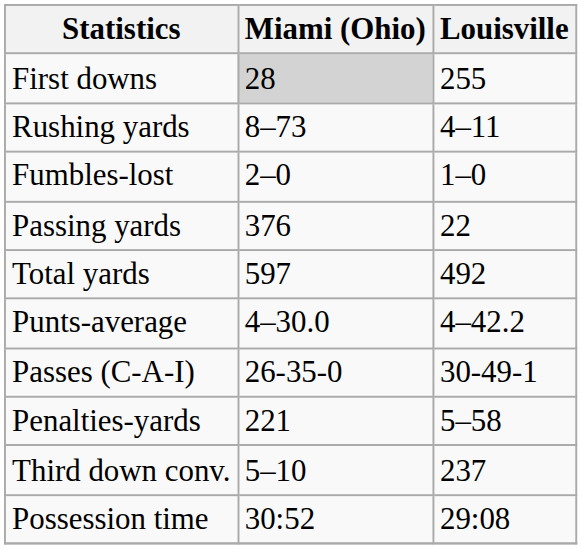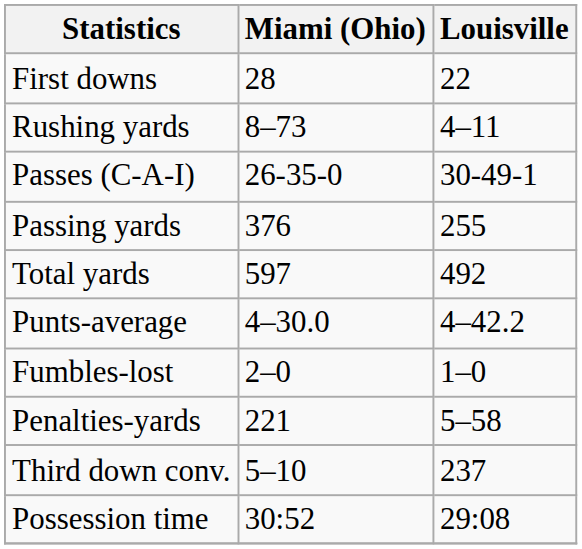(260, 77) lightgrey background -> (260, 77) no background
(463, 77) 255 -> (455, 77) 22
rows swapped: (103, 371) <-> (93, 175)
(455, 224) 22 -> (463, 224) 255
